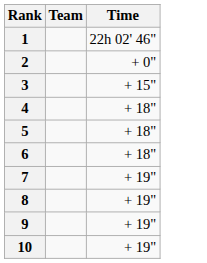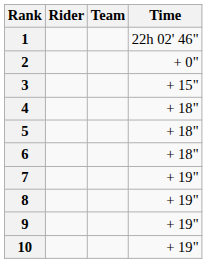+ column: (66, 16)
